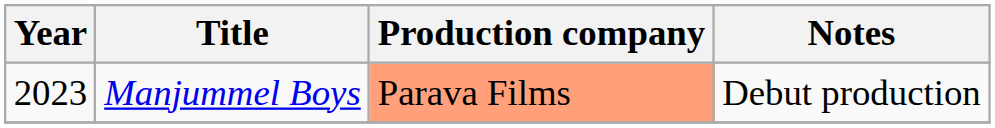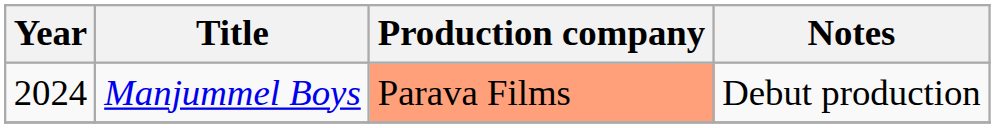(50, 92) 2023 -> (50, 92) 2024
